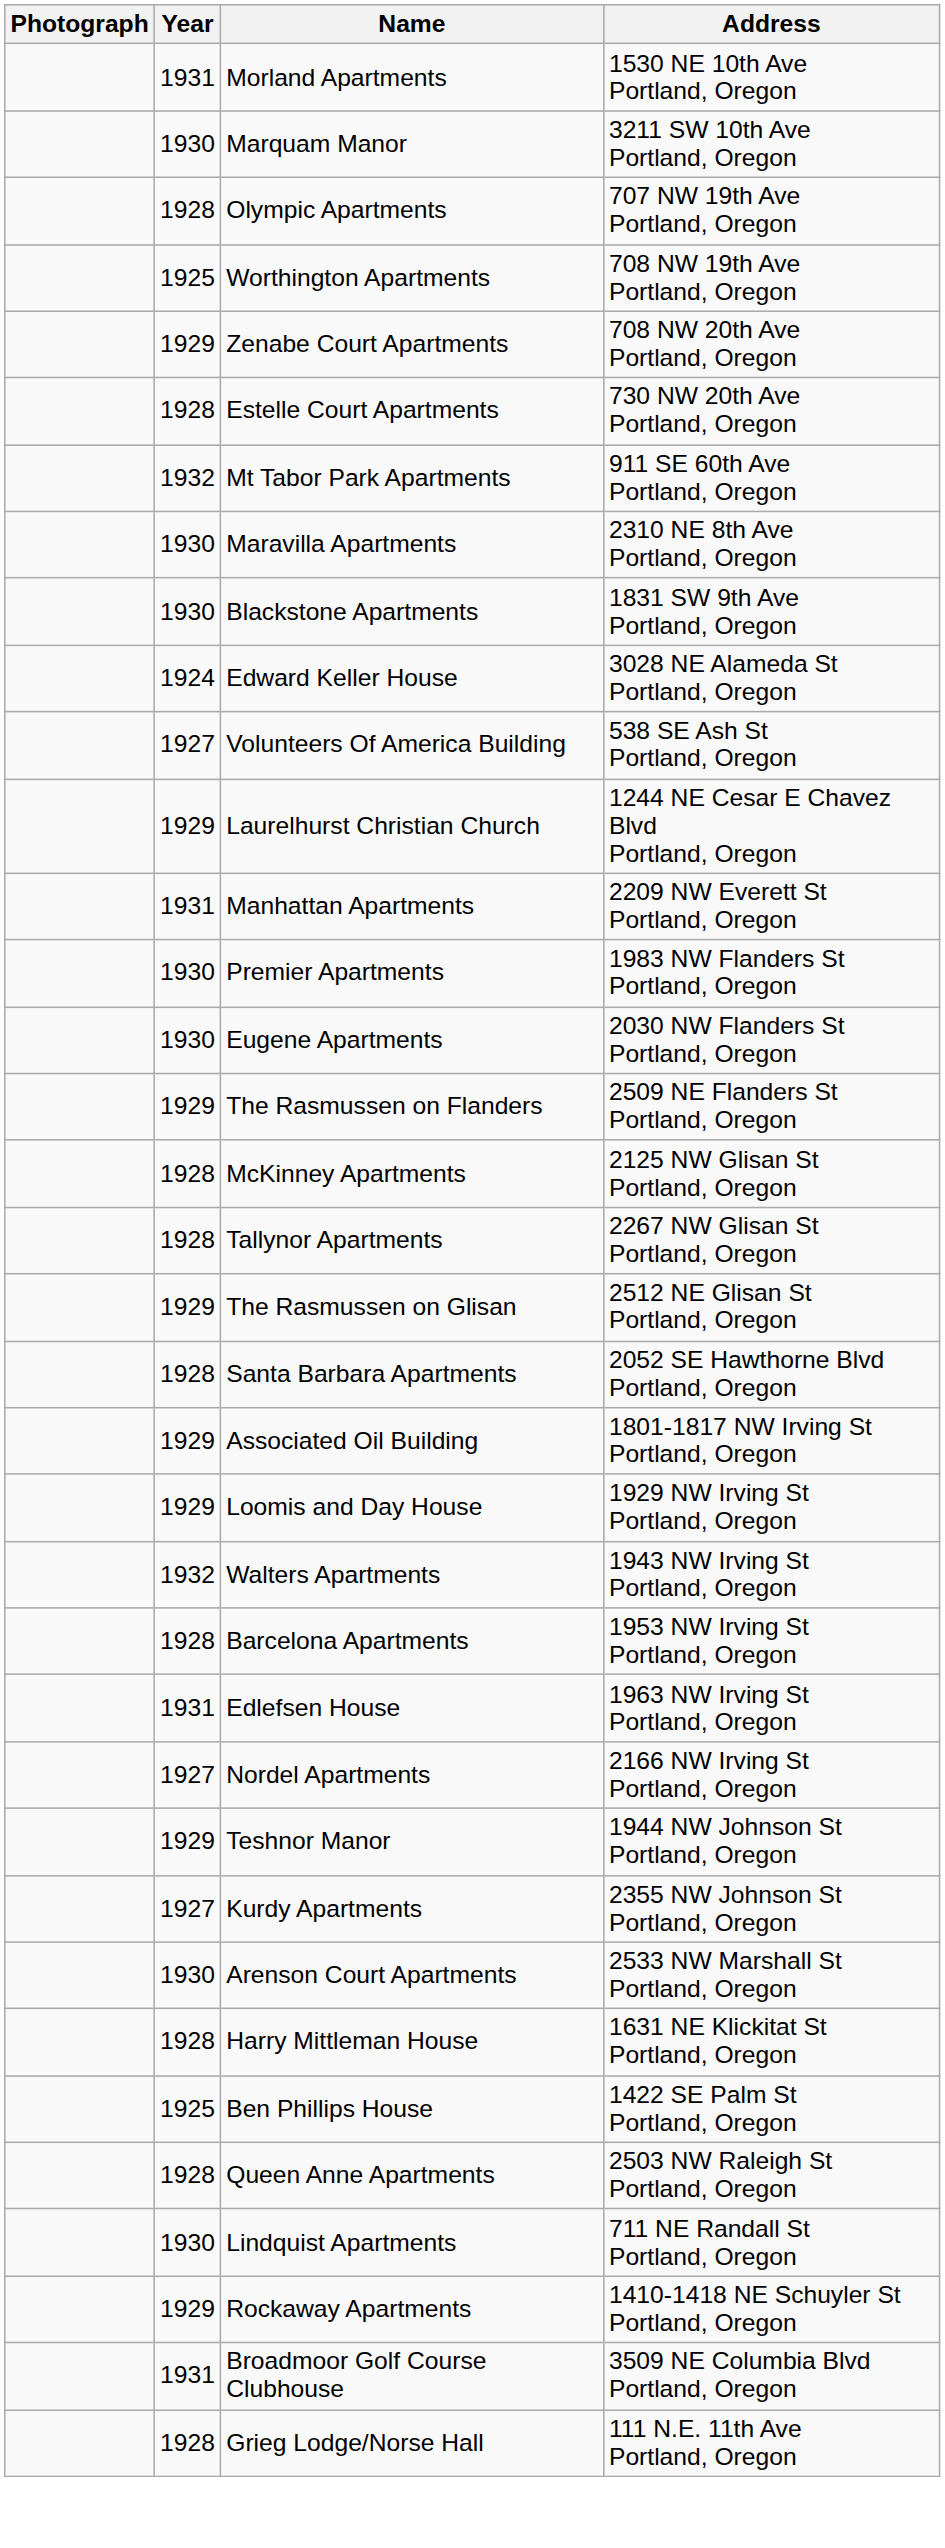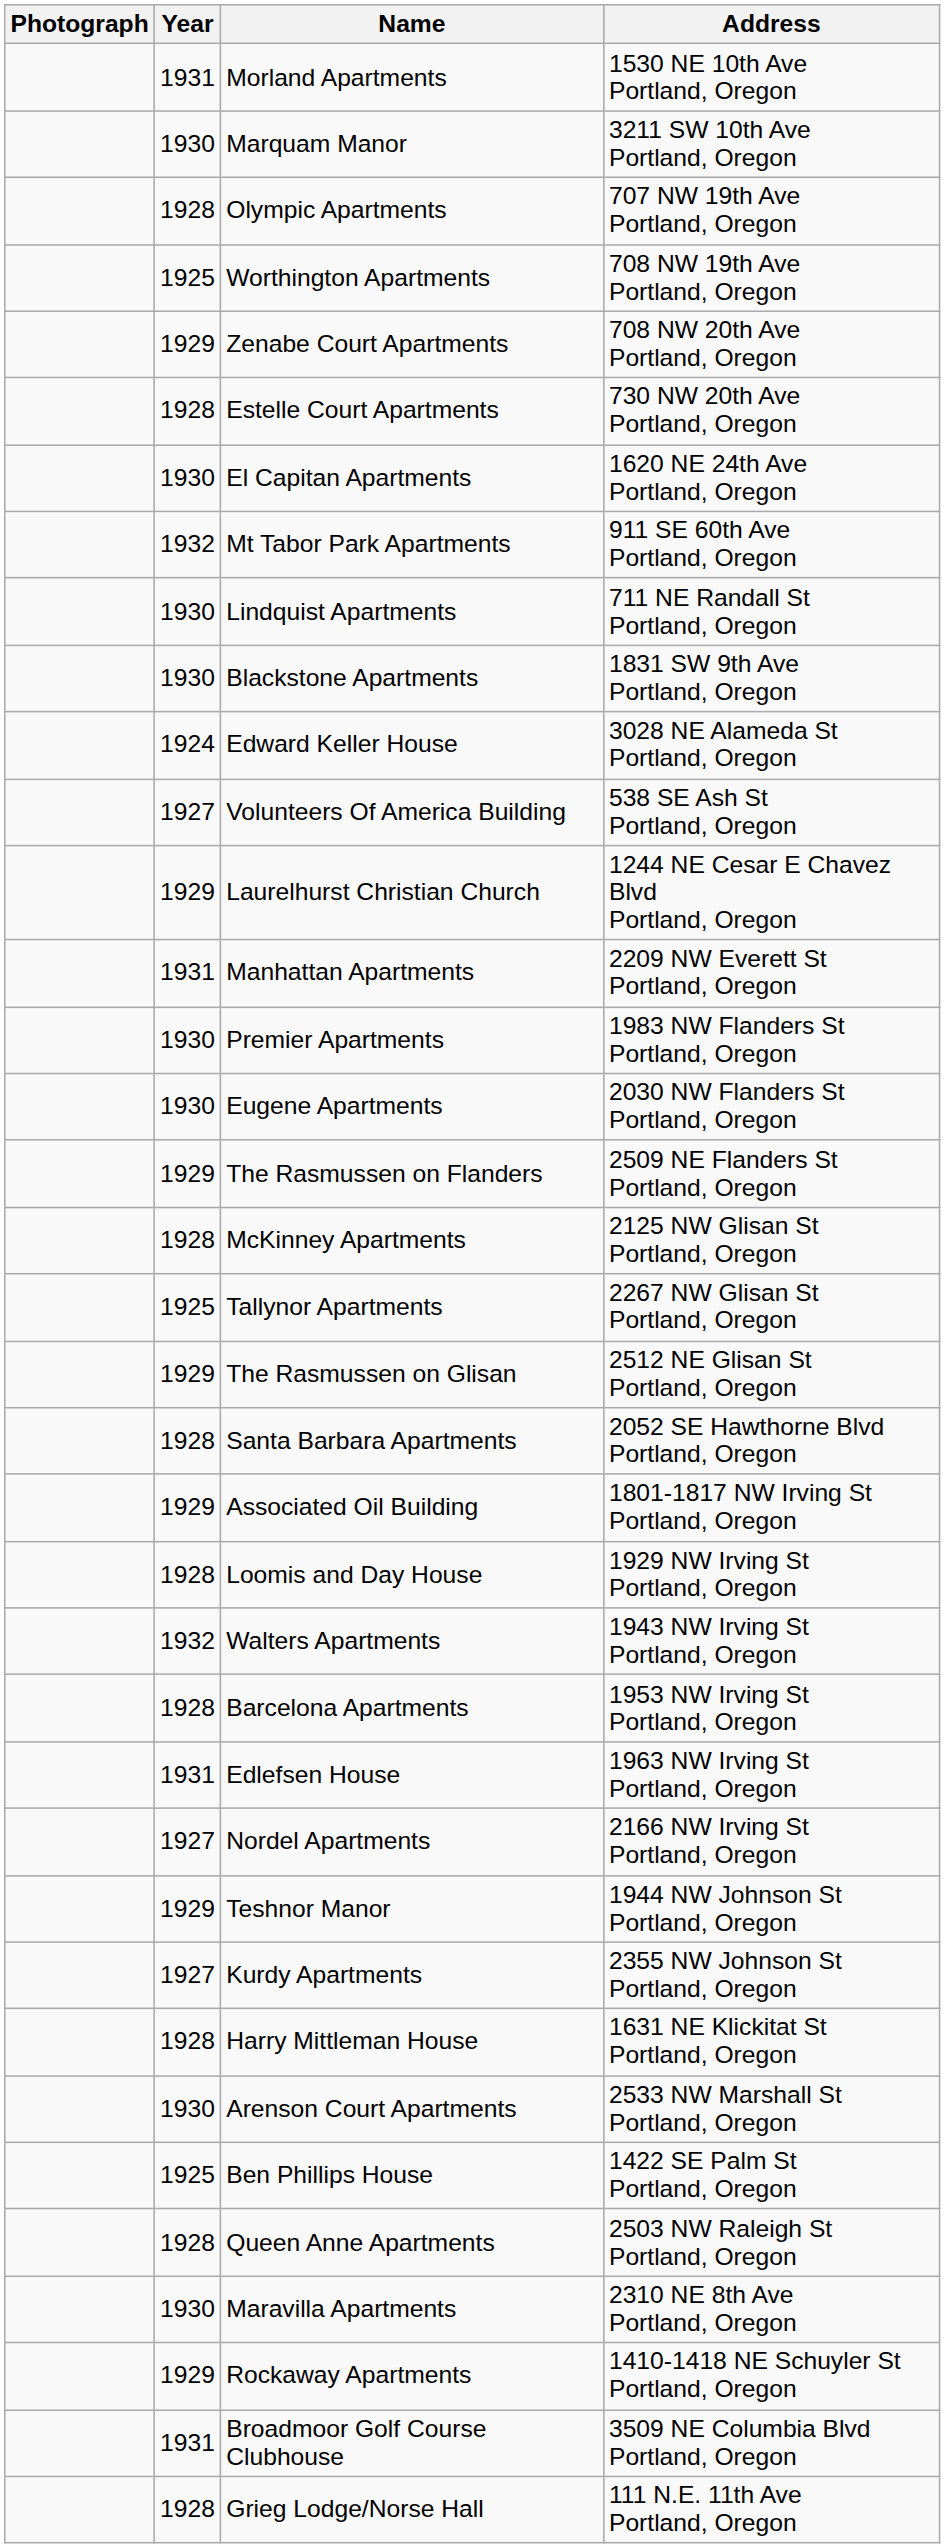+ row: (349, 477)
rows swapped: (341, 544) <-> (341, 2242)
(187, 1240) 1928 -> (187, 1307) 1925
(187, 1507) 1929 -> (187, 1574) 1928
rows swapped: (352, 2041) <-> (371, 1975)
